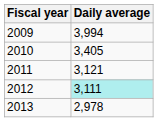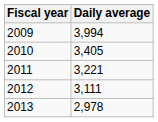(89, 70) 3,121 -> (89, 70) 3,221
(88, 88) paleturquoise background -> (88, 88) no background
